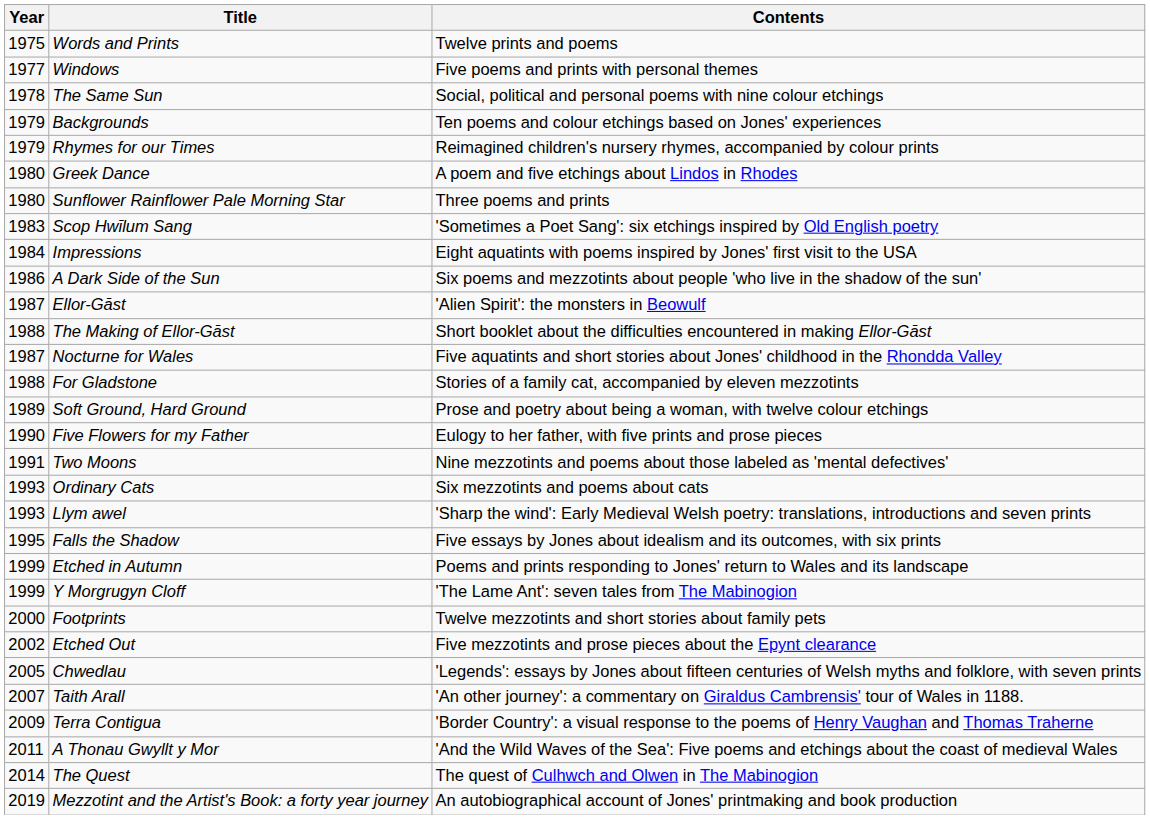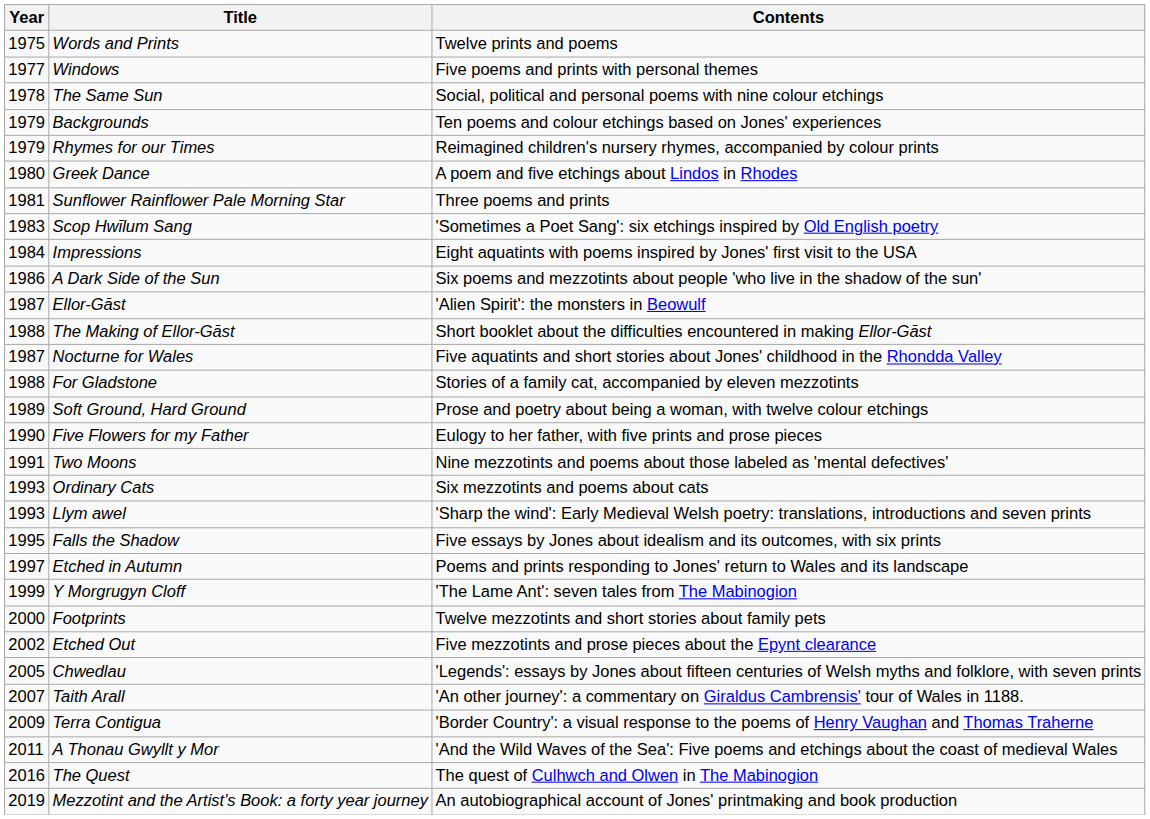(27, 200) 1980 -> (27, 200) 1981
(27, 566) 1999 -> (27, 566) 1997
(27, 775) 2014 -> (27, 775) 2016
